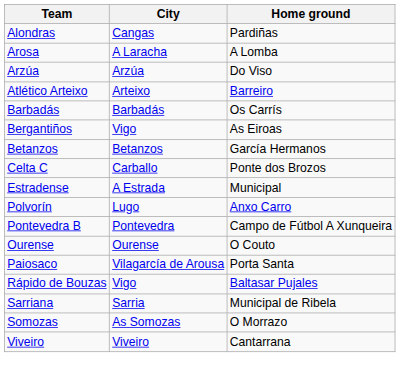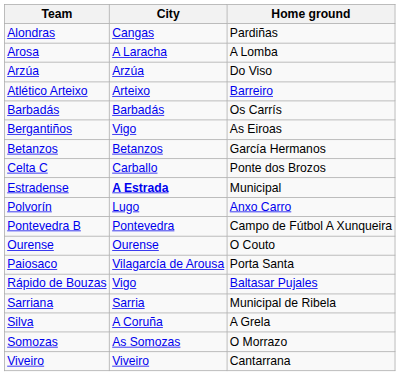(139, 187) normal -> (140, 187) bold
+ row: (20, 322)
